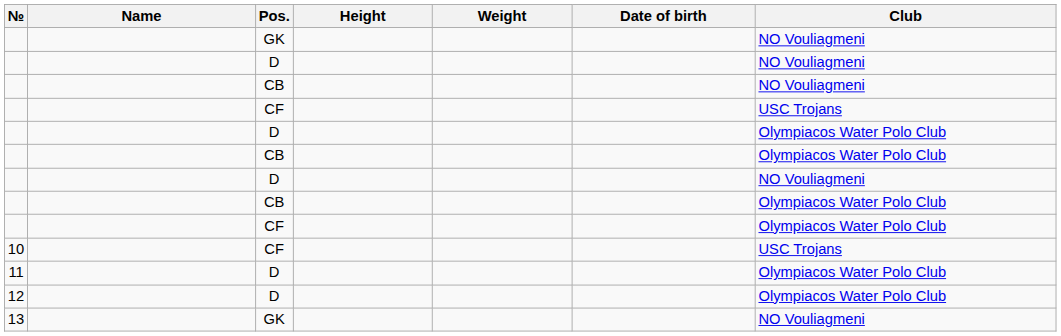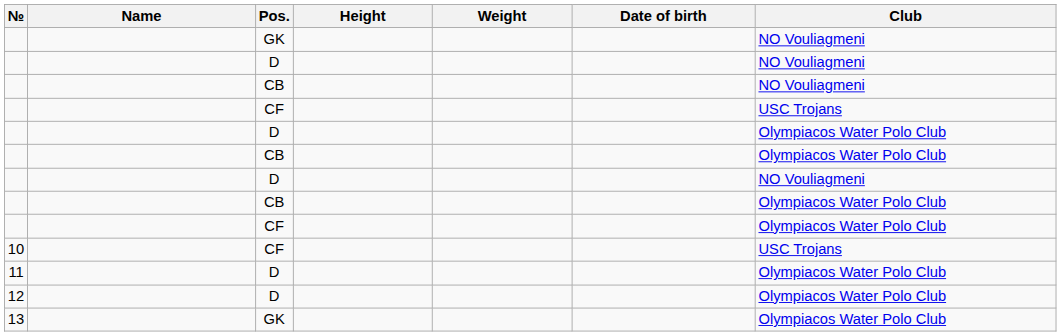(812, 319) NO Vouliagmeni -> (852, 319) Olympiacos Water Polo Club
